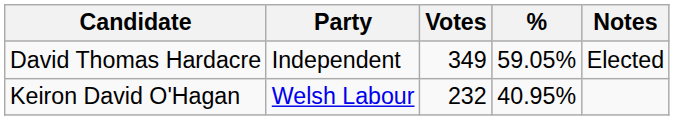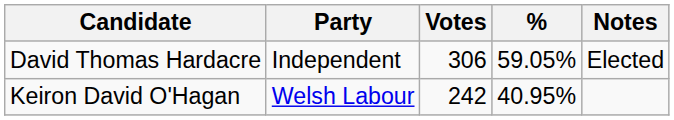(467, 59) 349 -> (467, 59) 306
(467, 96) 232 -> (467, 96) 242
